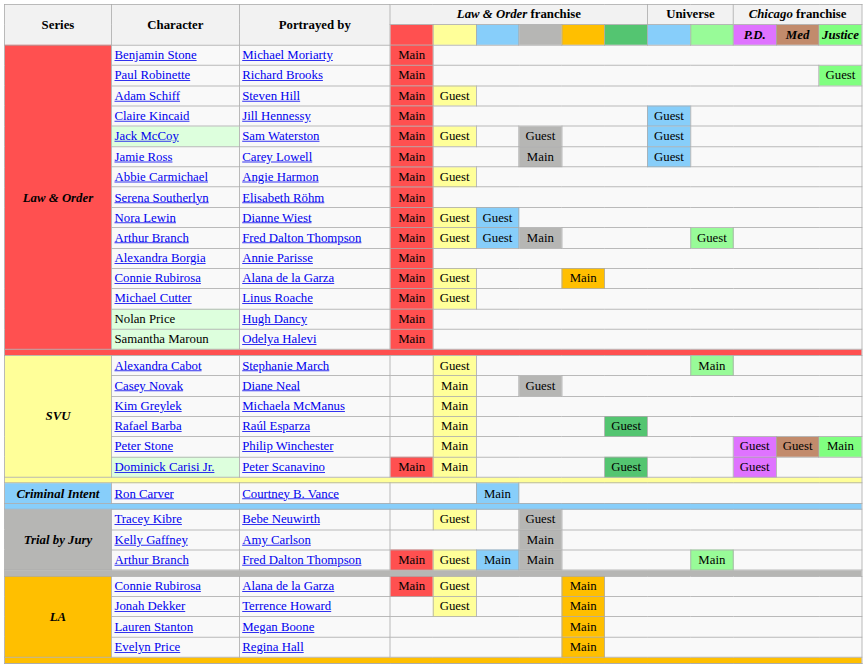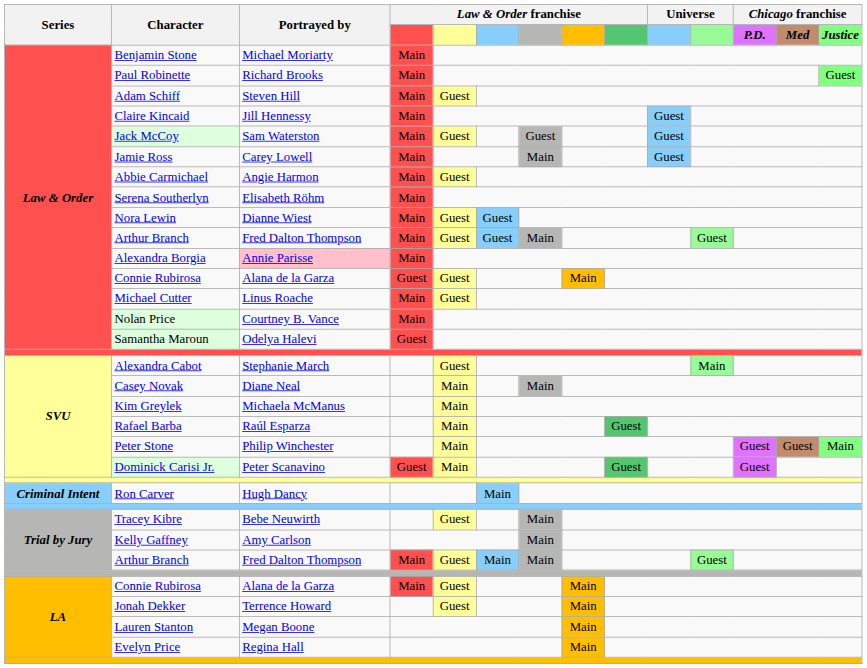(278, 258) no background -> (278, 258) pink background
(412, 278) Main -> (412, 278) Guest
(275, 319) Hugh Dancy -> (291, 319) Courtney B. Vance
(412, 339) Main -> (412, 339) Guest
(540, 385) Guest -> (540, 385) Main
(412, 467) Main -> (412, 467) Guest
(291, 493) Courtney B. Vance -> (275, 493) Hugh Dancy
(540, 519) Guest -> (540, 519) Main
(712, 560) Main -> (712, 560) Guest
